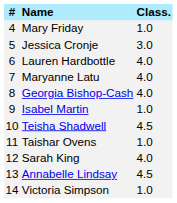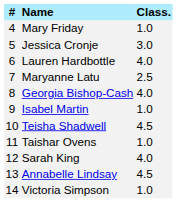(145, 77) 4.0 -> (145, 77) 2.5
